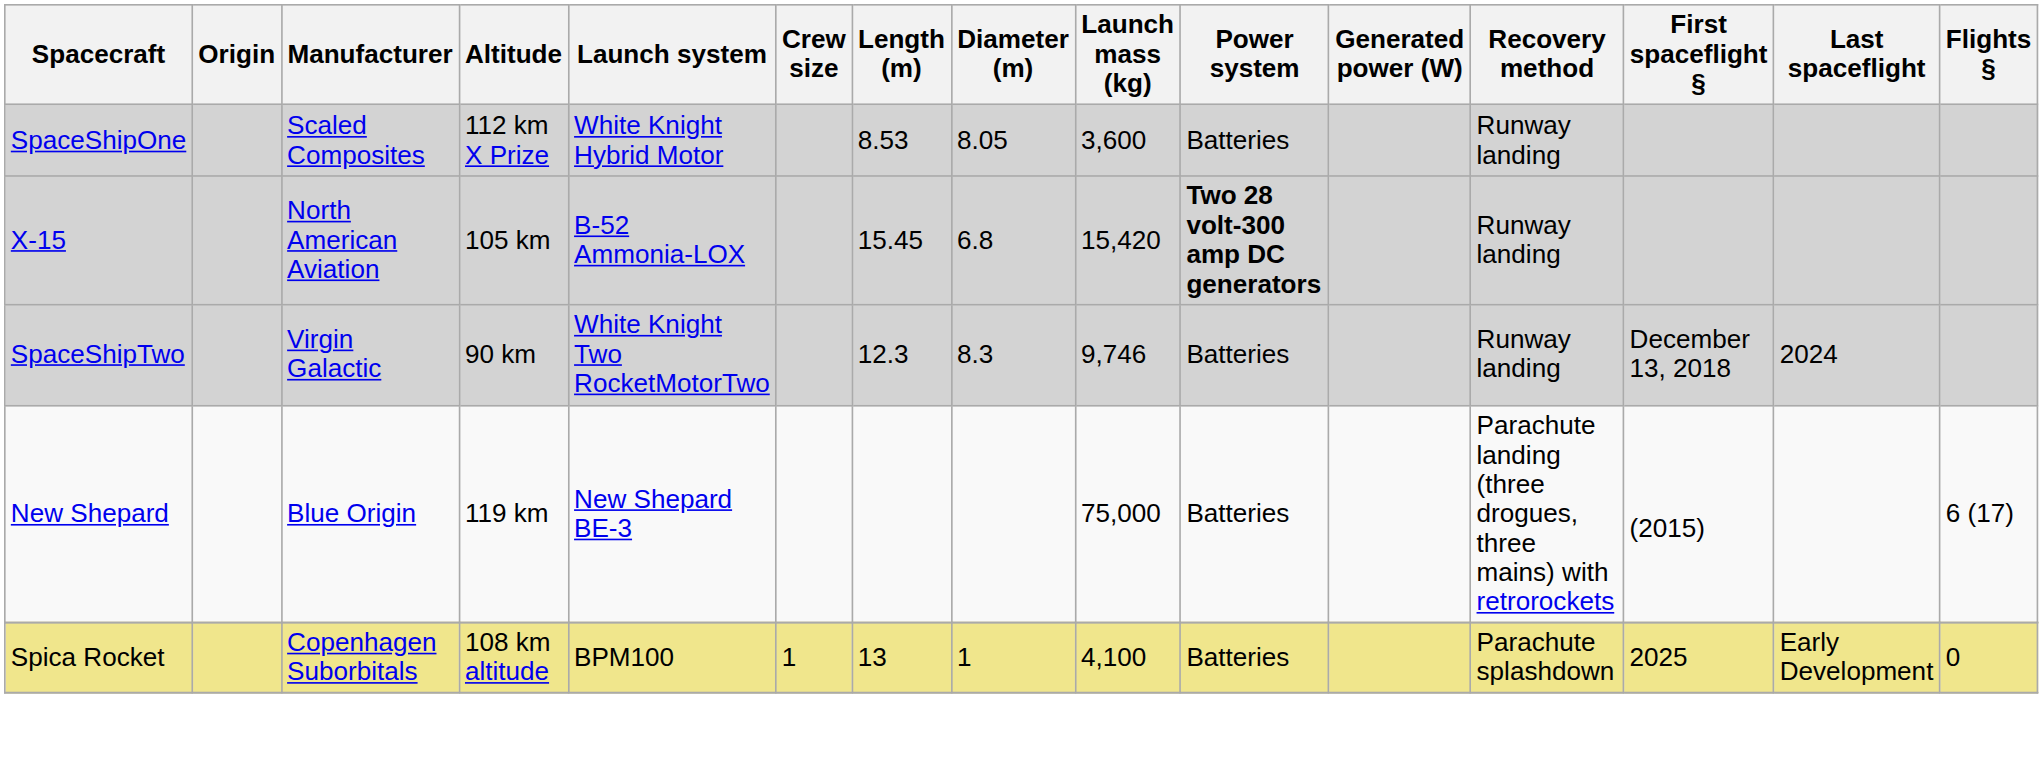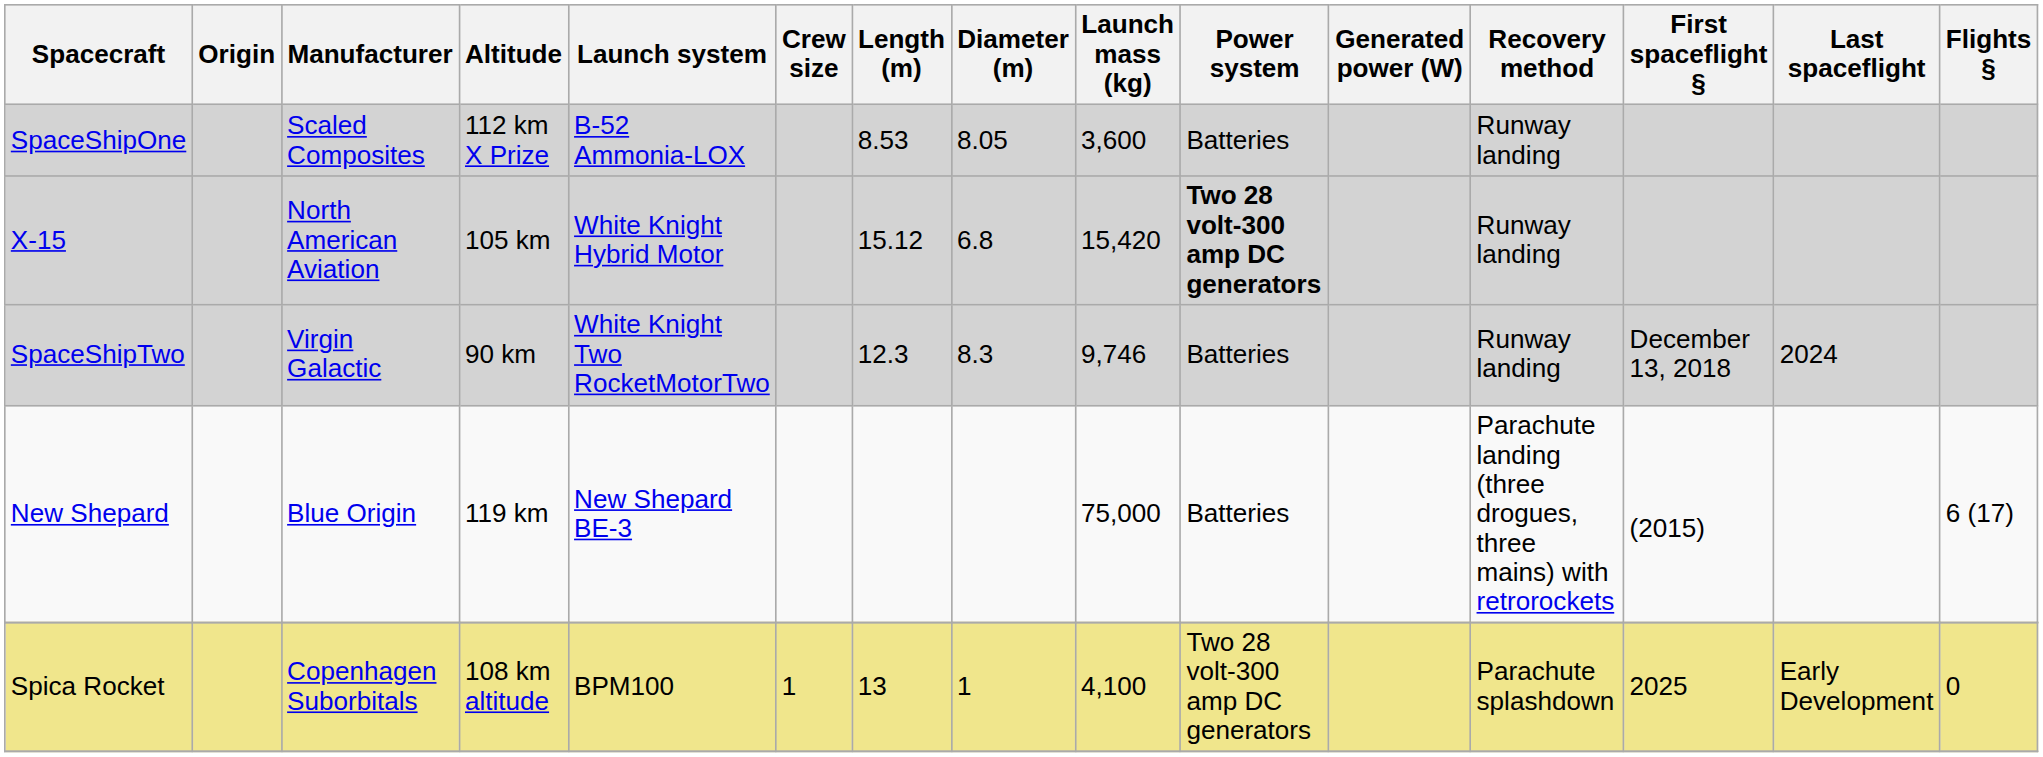(649, 139) White Knight Hybrid Motor -> (660, 139) B-52 Ammonia-LOX
(660, 239) B-52 Ammonia-LOX -> (649, 239) White Knight Hybrid Motor
(891, 239) 15.45 -> (891, 239) 15.12
(1238, 657) Batteries -> (1249, 686) Two 28 volt-300 amp DC generators
